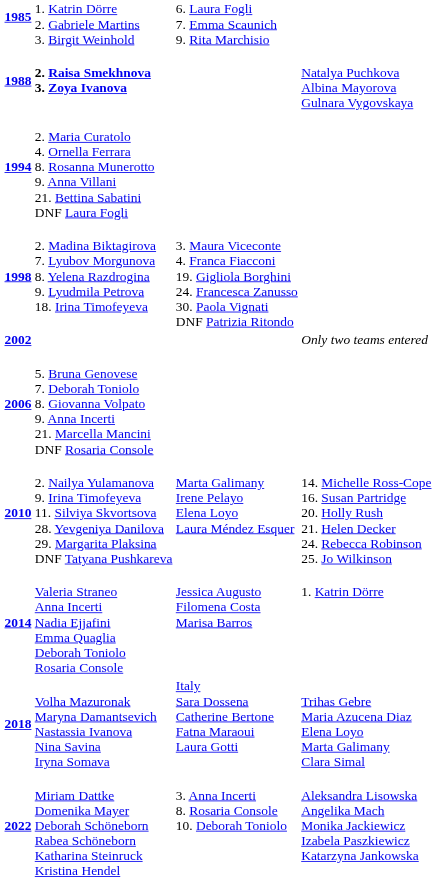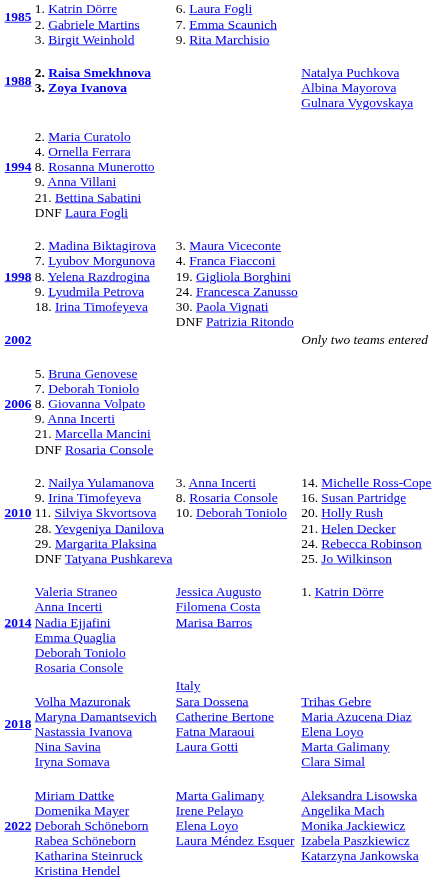(235, 505) Marta Galimany Irene Pelayo Elena Loyo Laura Méndez Esquer -> (231, 498) 3. Anna Incerti 8. Rosaria Console 10. Deborah Toniolo
(231, 810) 3. Anna Incerti 8. Rosaria Console 10. Deborah Toniolo -> (235, 818) Marta Galimany Irene Pelayo Elena Loyo Laura Méndez Esquer
